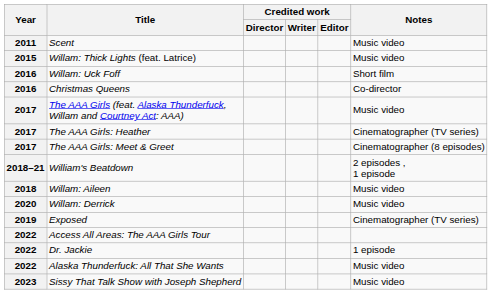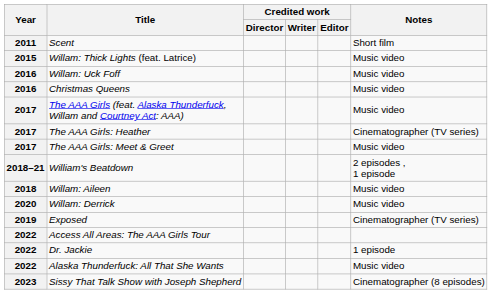(379, 43) Music video -> (374, 43) Short film
(374, 74) Short film -> (379, 74) Music video
(377, 89) Co-director -> (379, 89) Music video
(419, 147) Cinematographer (8 episodes) -> (379, 147) Music video
(379, 281) Music video -> (419, 281) Cinematographer (8 episodes)
